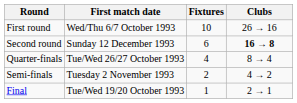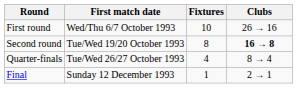(120, 43) Sunday 12 December 1993 -> (125, 43) Tue/Wed 19/20 October 1993
(206, 43) 6 -> (206, 43) 8
- row: (29, 75)
(125, 91) Tue/Wed 19/20 October 1993 -> (120, 75) Sunday 12 December 1993
